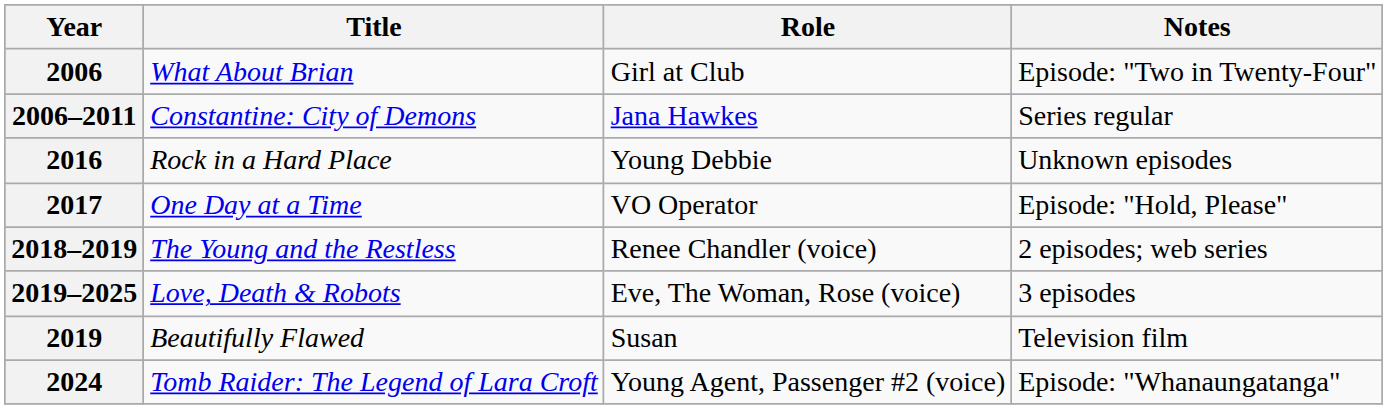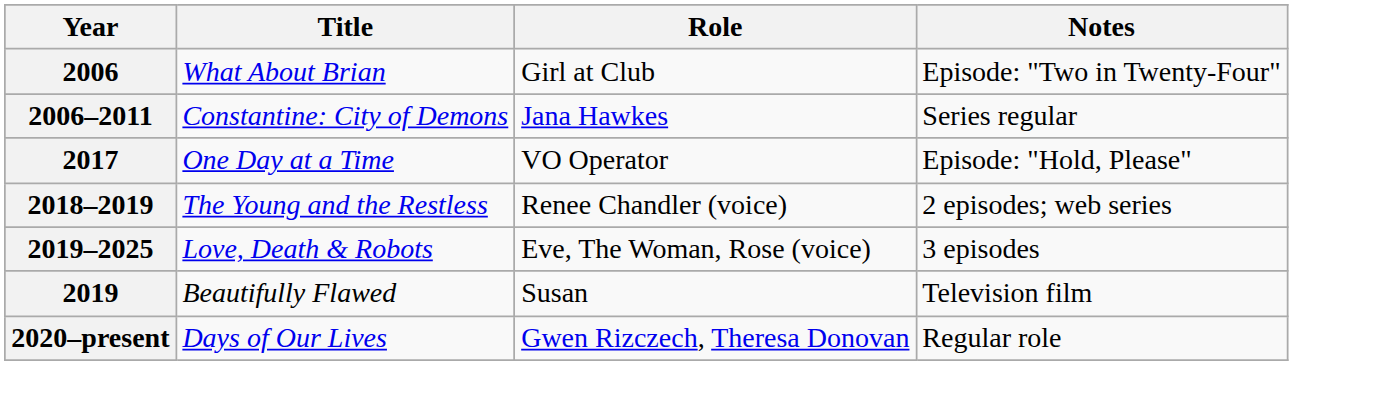- row: (74, 159)
+ row: (90, 337)
- row: (74, 381)
